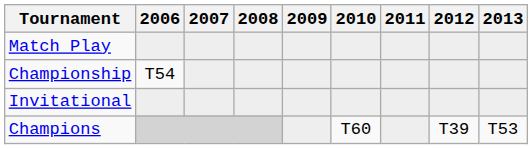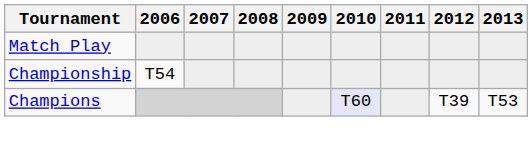- row: (70, 102)
(356, 130) no background -> (356, 102) lavender background
